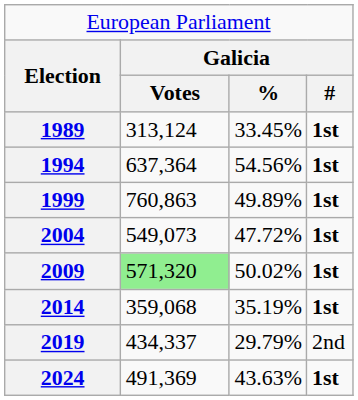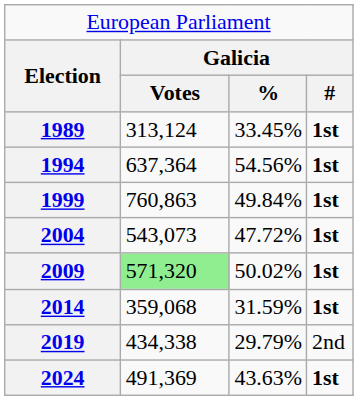(268, 199) 49.89% -> (268, 199) 49.84%
(161, 234) 549,073 -> (161, 234) 543,073
(268, 305) 35.19% -> (268, 305) 31.59%
(161, 341) 434,337 -> (161, 341) 434,338
